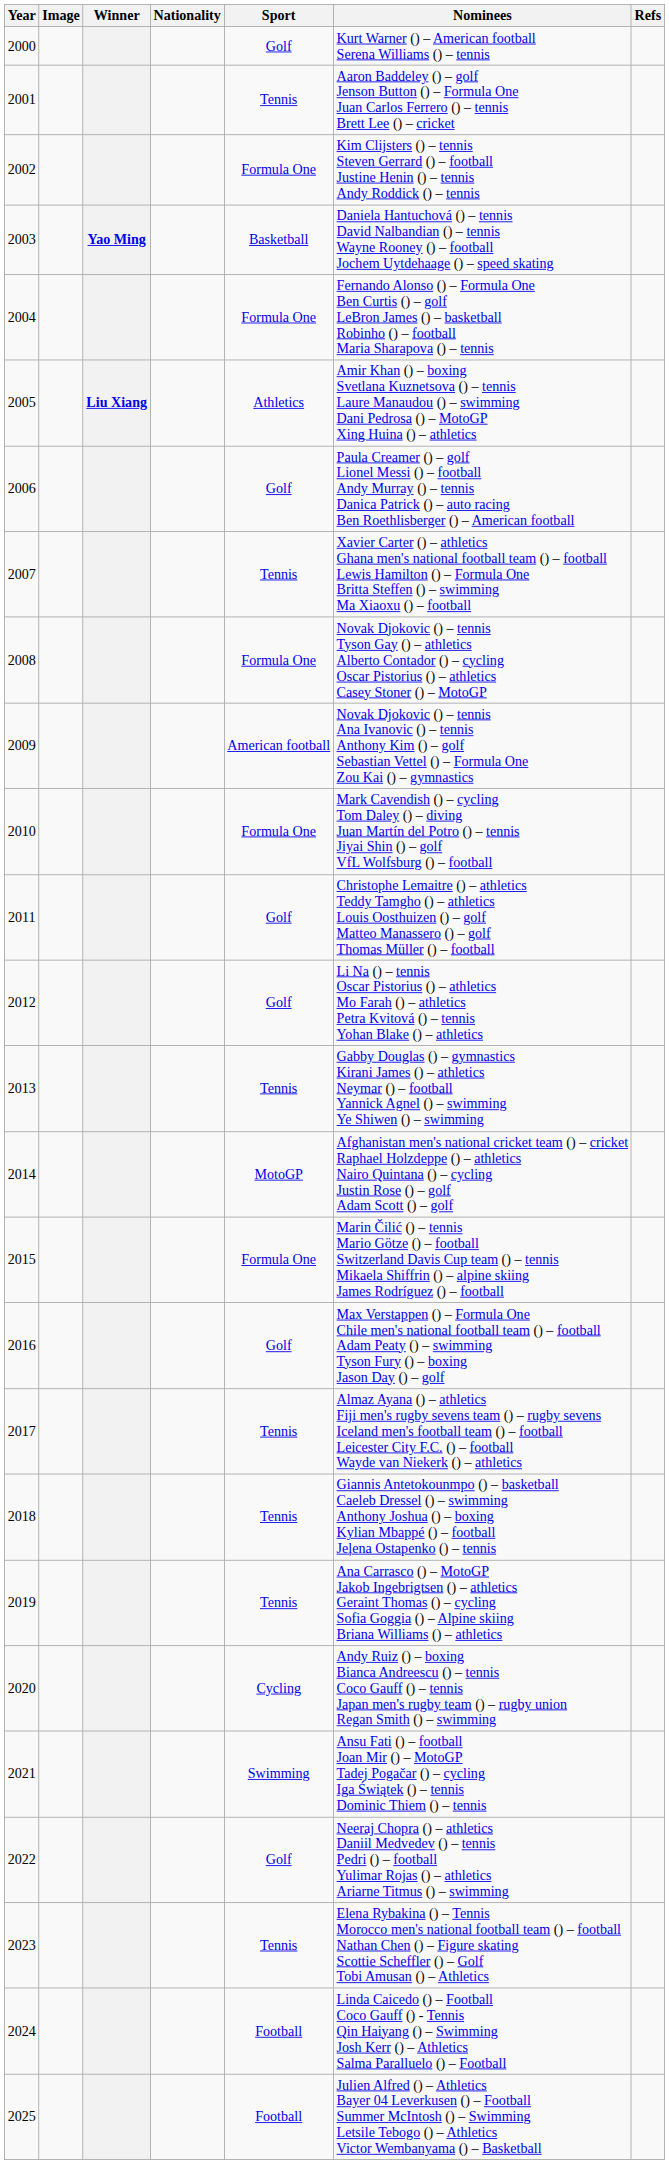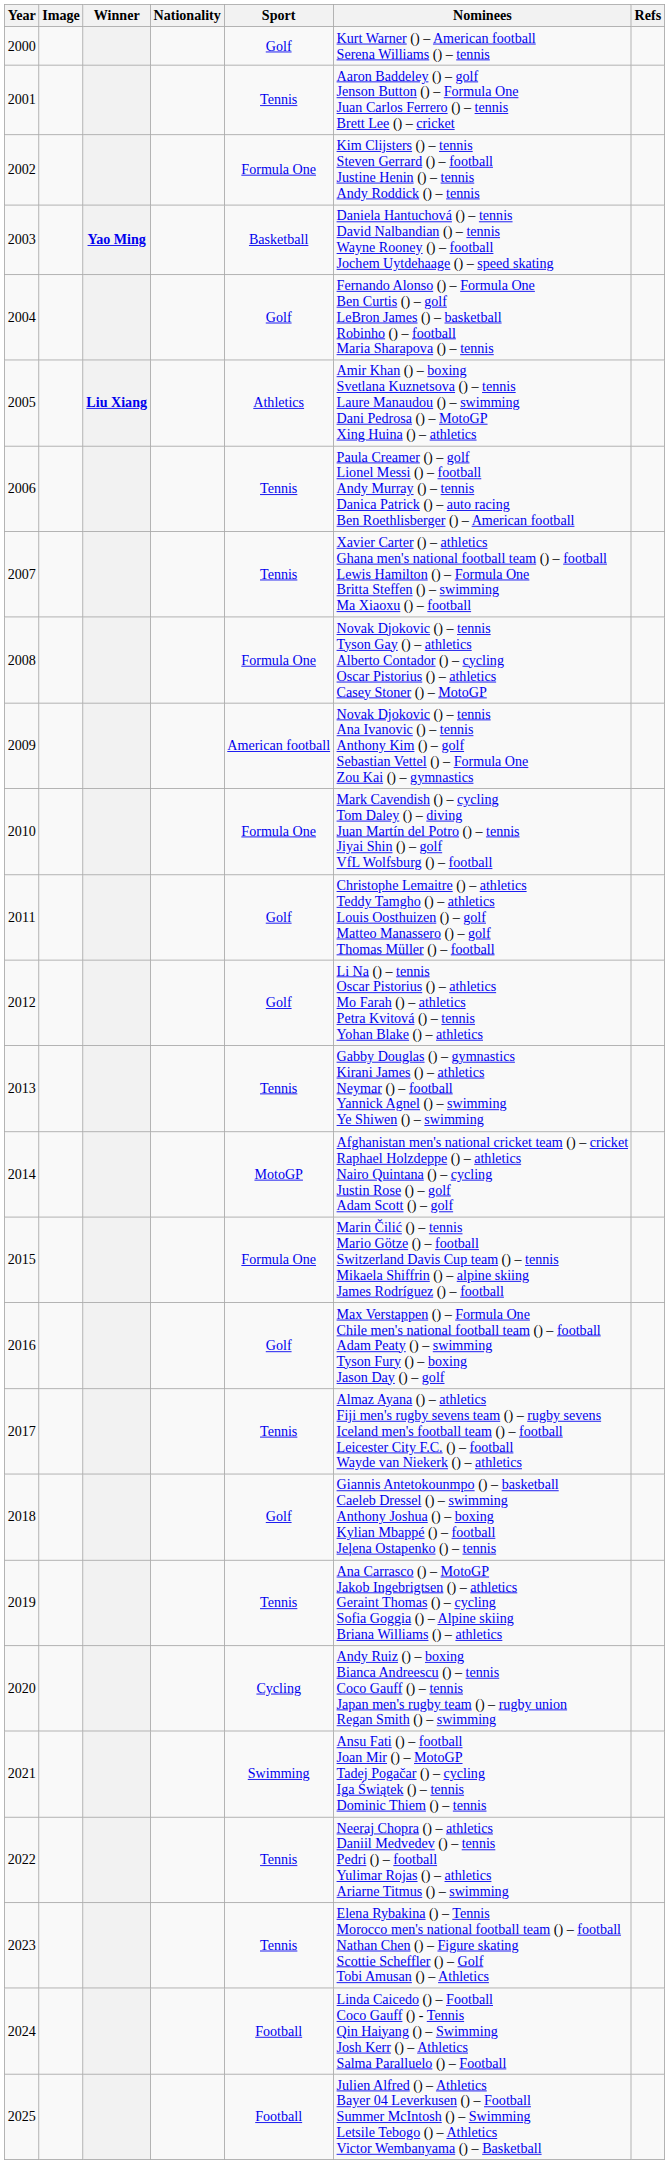(279, 317) Formula One -> (279, 317) Golf
(279, 488) Golf -> (279, 488) Tennis
(279, 1517) Tennis -> (279, 1517) Golf
(279, 1859) Golf -> (279, 1859) Tennis
